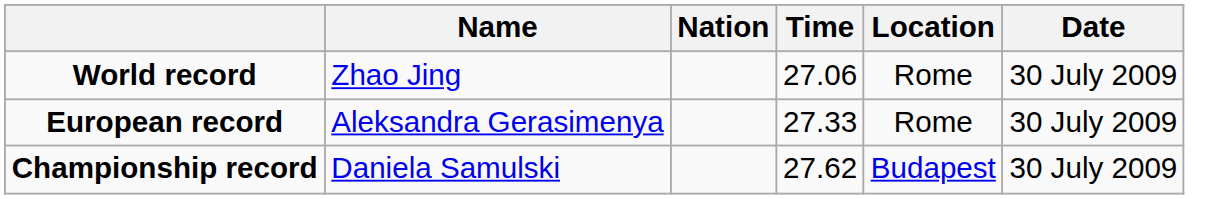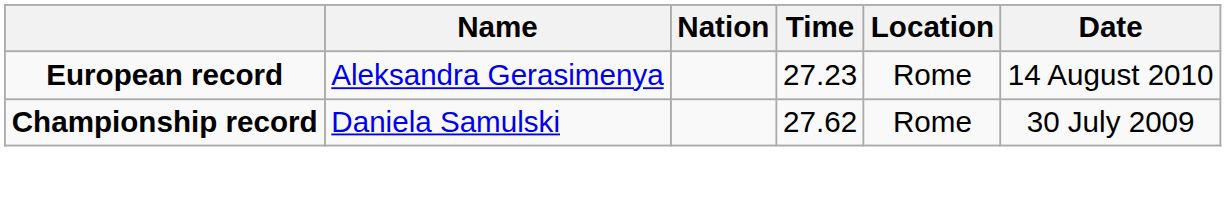- row: (165, 74)
(820, 121) 27.33 -> (820, 74) 27.23
(1093, 121) 30 July 2009 -> (1111, 74) 14 August 2010
(933, 168) Budapest -> (932, 121) Rome
